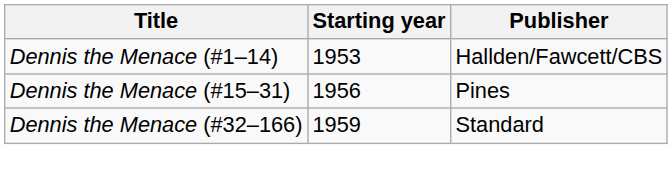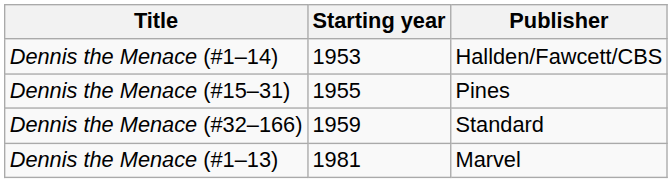(337, 90) 1956 -> (337, 90) 1955
+ row: (144, 159)
